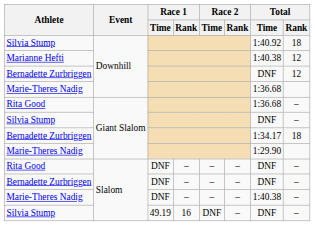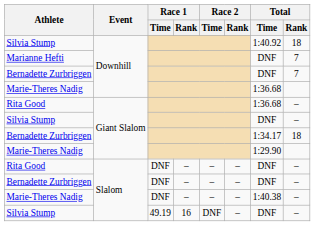(267, 58) 1:40.38 -> (267, 58) DNF
(296, 58) 12 -> (296, 58) 7
(296, 74) 12 -> (296, 74) 7
